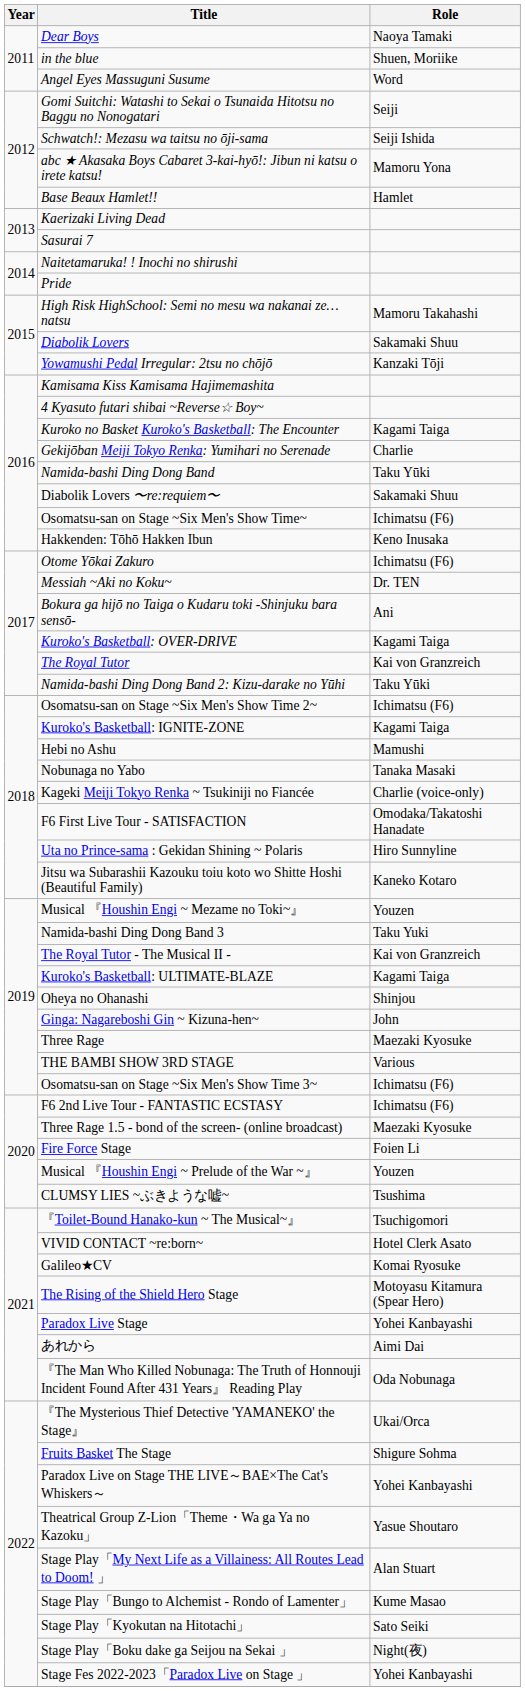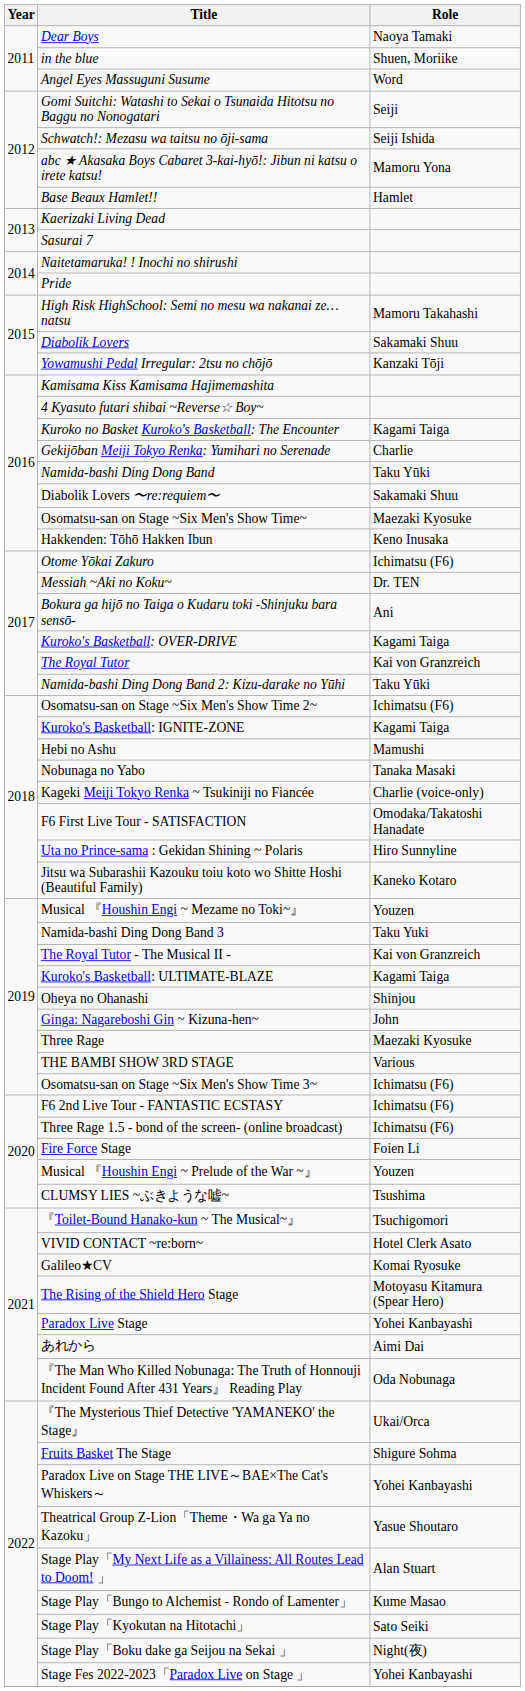(413, 518) Ichimatsu (F6) -> (422, 518) Maezaki Kyosuke
(422, 1127) Maezaki Kyosuke -> (413, 1127) Ichimatsu (F6)
